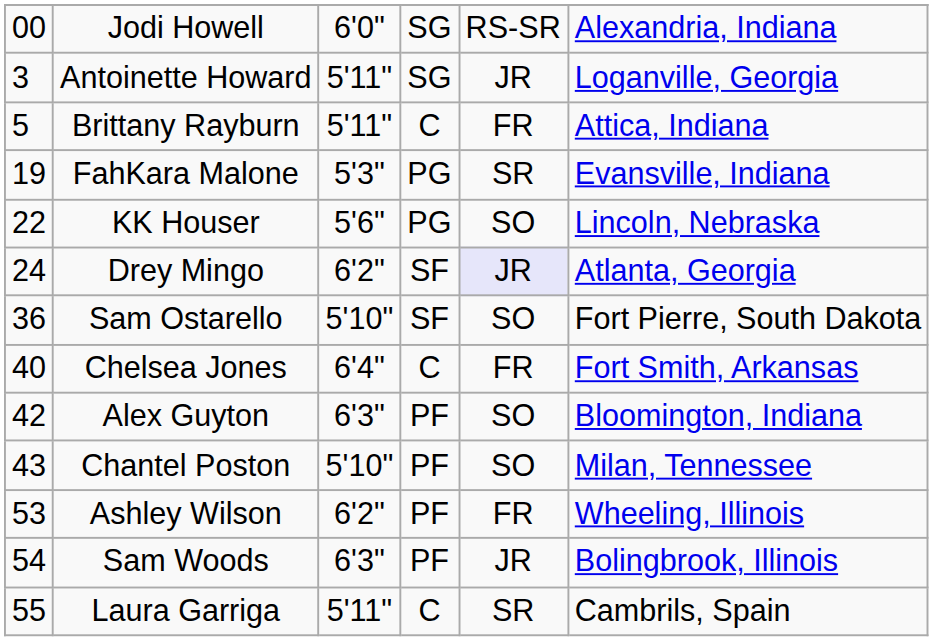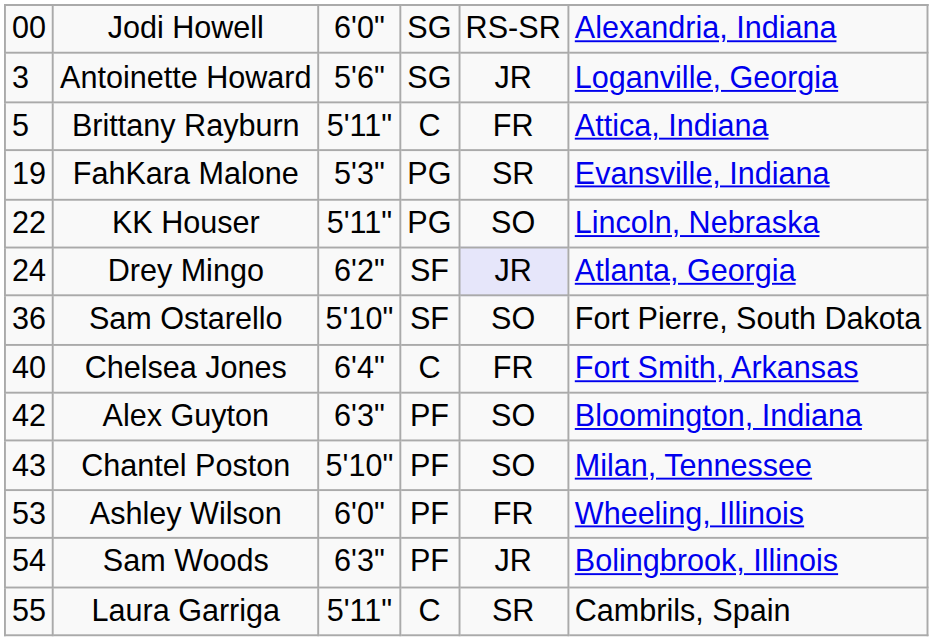(359, 77) 5'11" -> (359, 77) 5'6"
(359, 222) 5'6" -> (359, 222) 5'11"
(359, 513) 6'2" -> (359, 513) 6'0"
